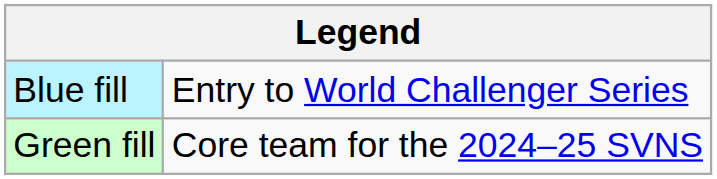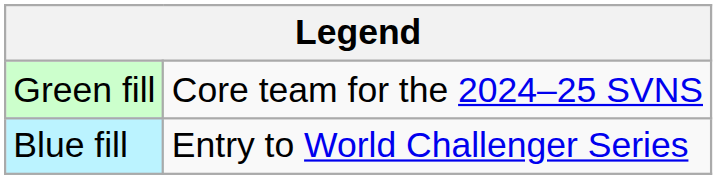rows swapped: (84, 145) <-> (71, 88)
